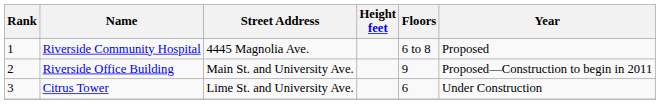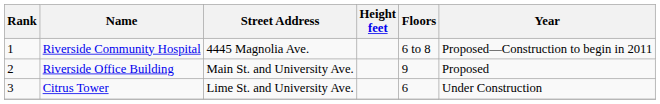(466, 48) Proposed -> (547, 48) Proposed—Construction to begin in 2011
(547, 68) Proposed—Construction to begin in 2011 -> (466, 68) Proposed
